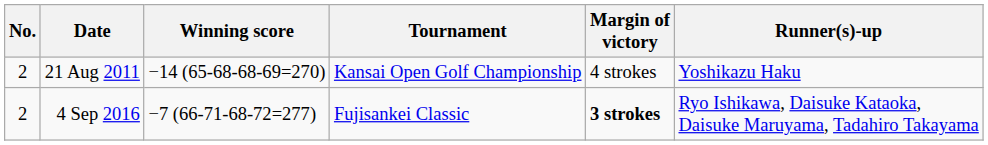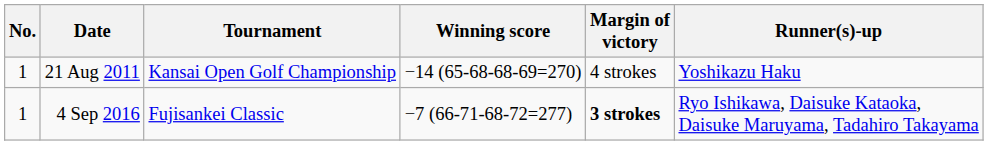columns swapped: (458, 30) <-> (237, 30)
(23, 72) 2 -> (23, 72) 1
(23, 114) 2 -> (23, 114) 1
